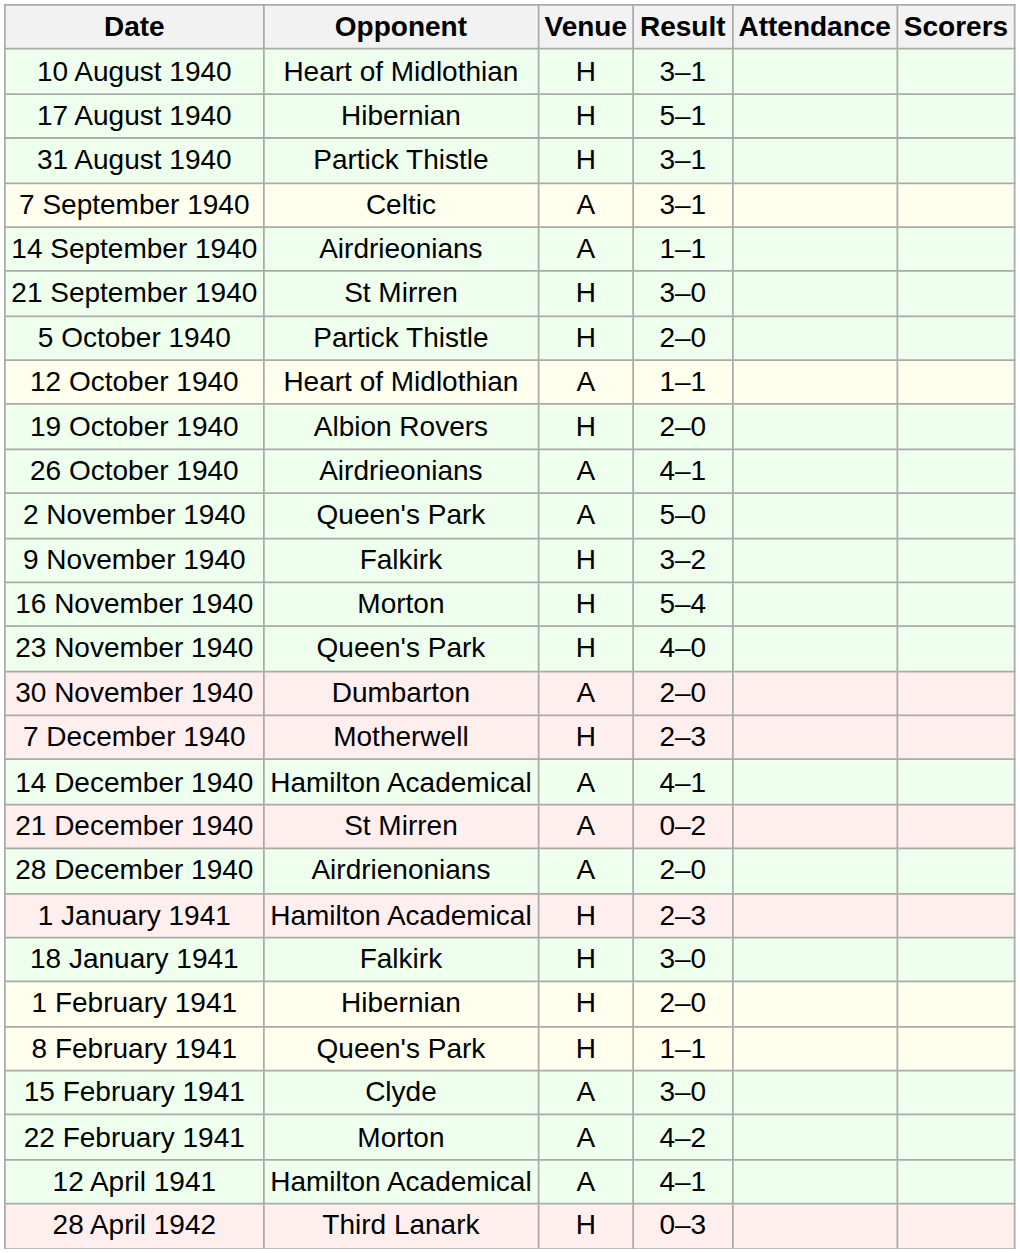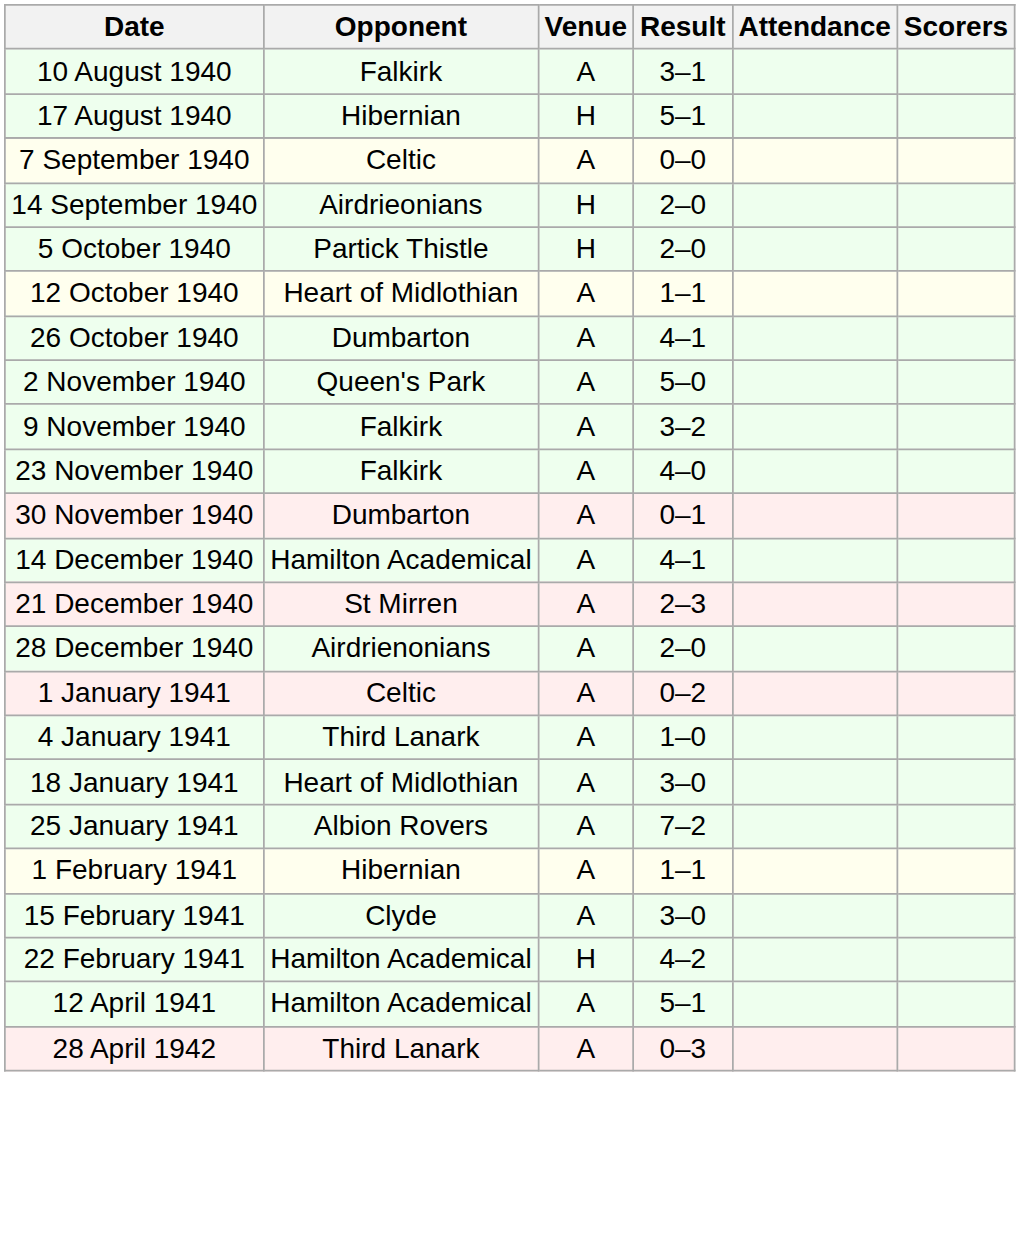(401, 71) Heart of Midlothian -> (401, 71) Falkirk
(586, 71) H -> (586, 71) A
- row: (134, 159)
(683, 204) 3–1 -> (683, 159) 0–0
(586, 248) A -> (586, 204) H
(683, 248) 1–1 -> (683, 204) 2–0
- row: (134, 293)
- row: (134, 426)
(401, 470) Airdrieonians -> (401, 337) Dumbarton
(586, 559) H -> (586, 426) A
- row: (134, 603)
(401, 648) Queen's Park -> (401, 470) Falkirk
(586, 648) H -> (586, 470) A
(683, 692) 2–0 -> (683, 515) 0–1
- row: (134, 737)
(683, 826) 0–2 -> (683, 603) 2–3
(401, 914) Hamilton Academical -> (401, 692) Celtic
(586, 914) H -> (586, 692) A
(683, 914) 2–3 -> (683, 692) 0–2
+ row: (134, 737)
(401, 959) Falkirk -> (401, 781) Heart of Midlothian
(586, 959) H -> (586, 781) A
+ row: (134, 826)
(586, 1003) H -> (586, 870) A
(683, 1003) 2–0 -> (683, 870) 1–1
- row: (134, 1048)
(401, 1136) Morton -> (401, 959) Hamilton Academical
(586, 1136) A -> (586, 959) H
(683, 1181) 4–1 -> (683, 1003) 5–1
(586, 1225) H -> (586, 1048) A
